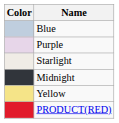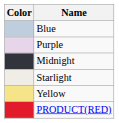rows swapped: (55, 77) <-> (54, 61)
